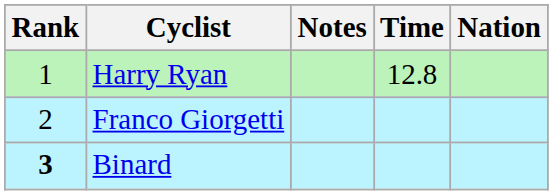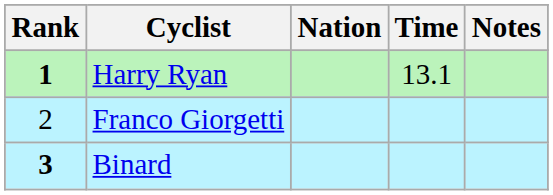columns swapped: (499, 27) <-> (332, 27)
(45, 73) normal -> (45, 73) bold
(412, 73) 12.8 -> (427, 73) 13.1
